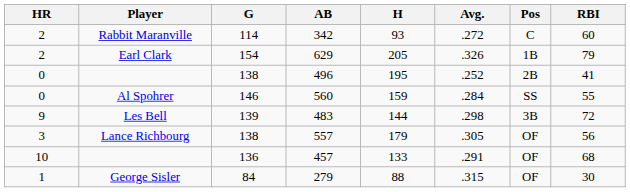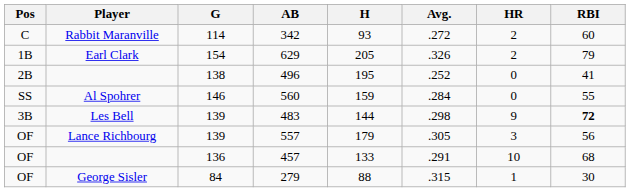columns swapped: (530, 14) <-> (42, 14)
(588, 116) normal -> (588, 116) bold
(249, 136) 138 -> (216, 136) 139
